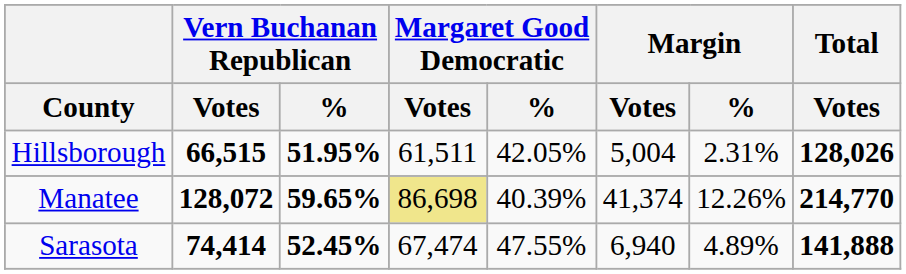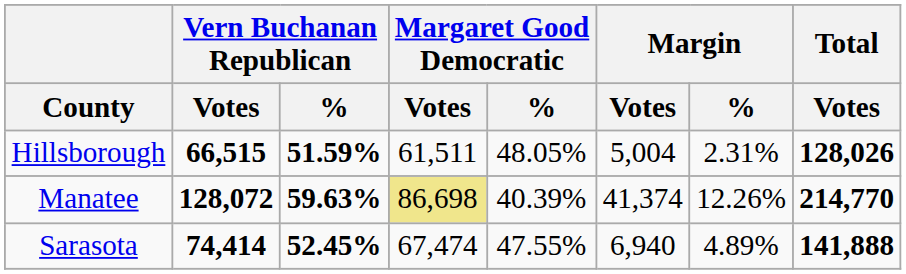(334, 152) 51.95% -> (334, 152) 51.59%
(541, 152) 42.05% -> (541, 152) 48.05%
(334, 198) 59.65% -> (334, 198) 59.63%
